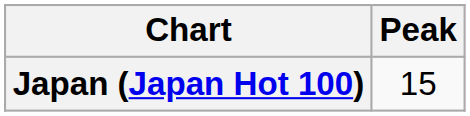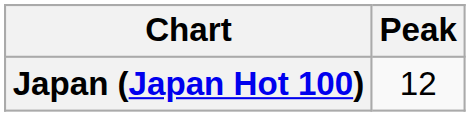(418, 83) 15 -> (418, 83) 12
